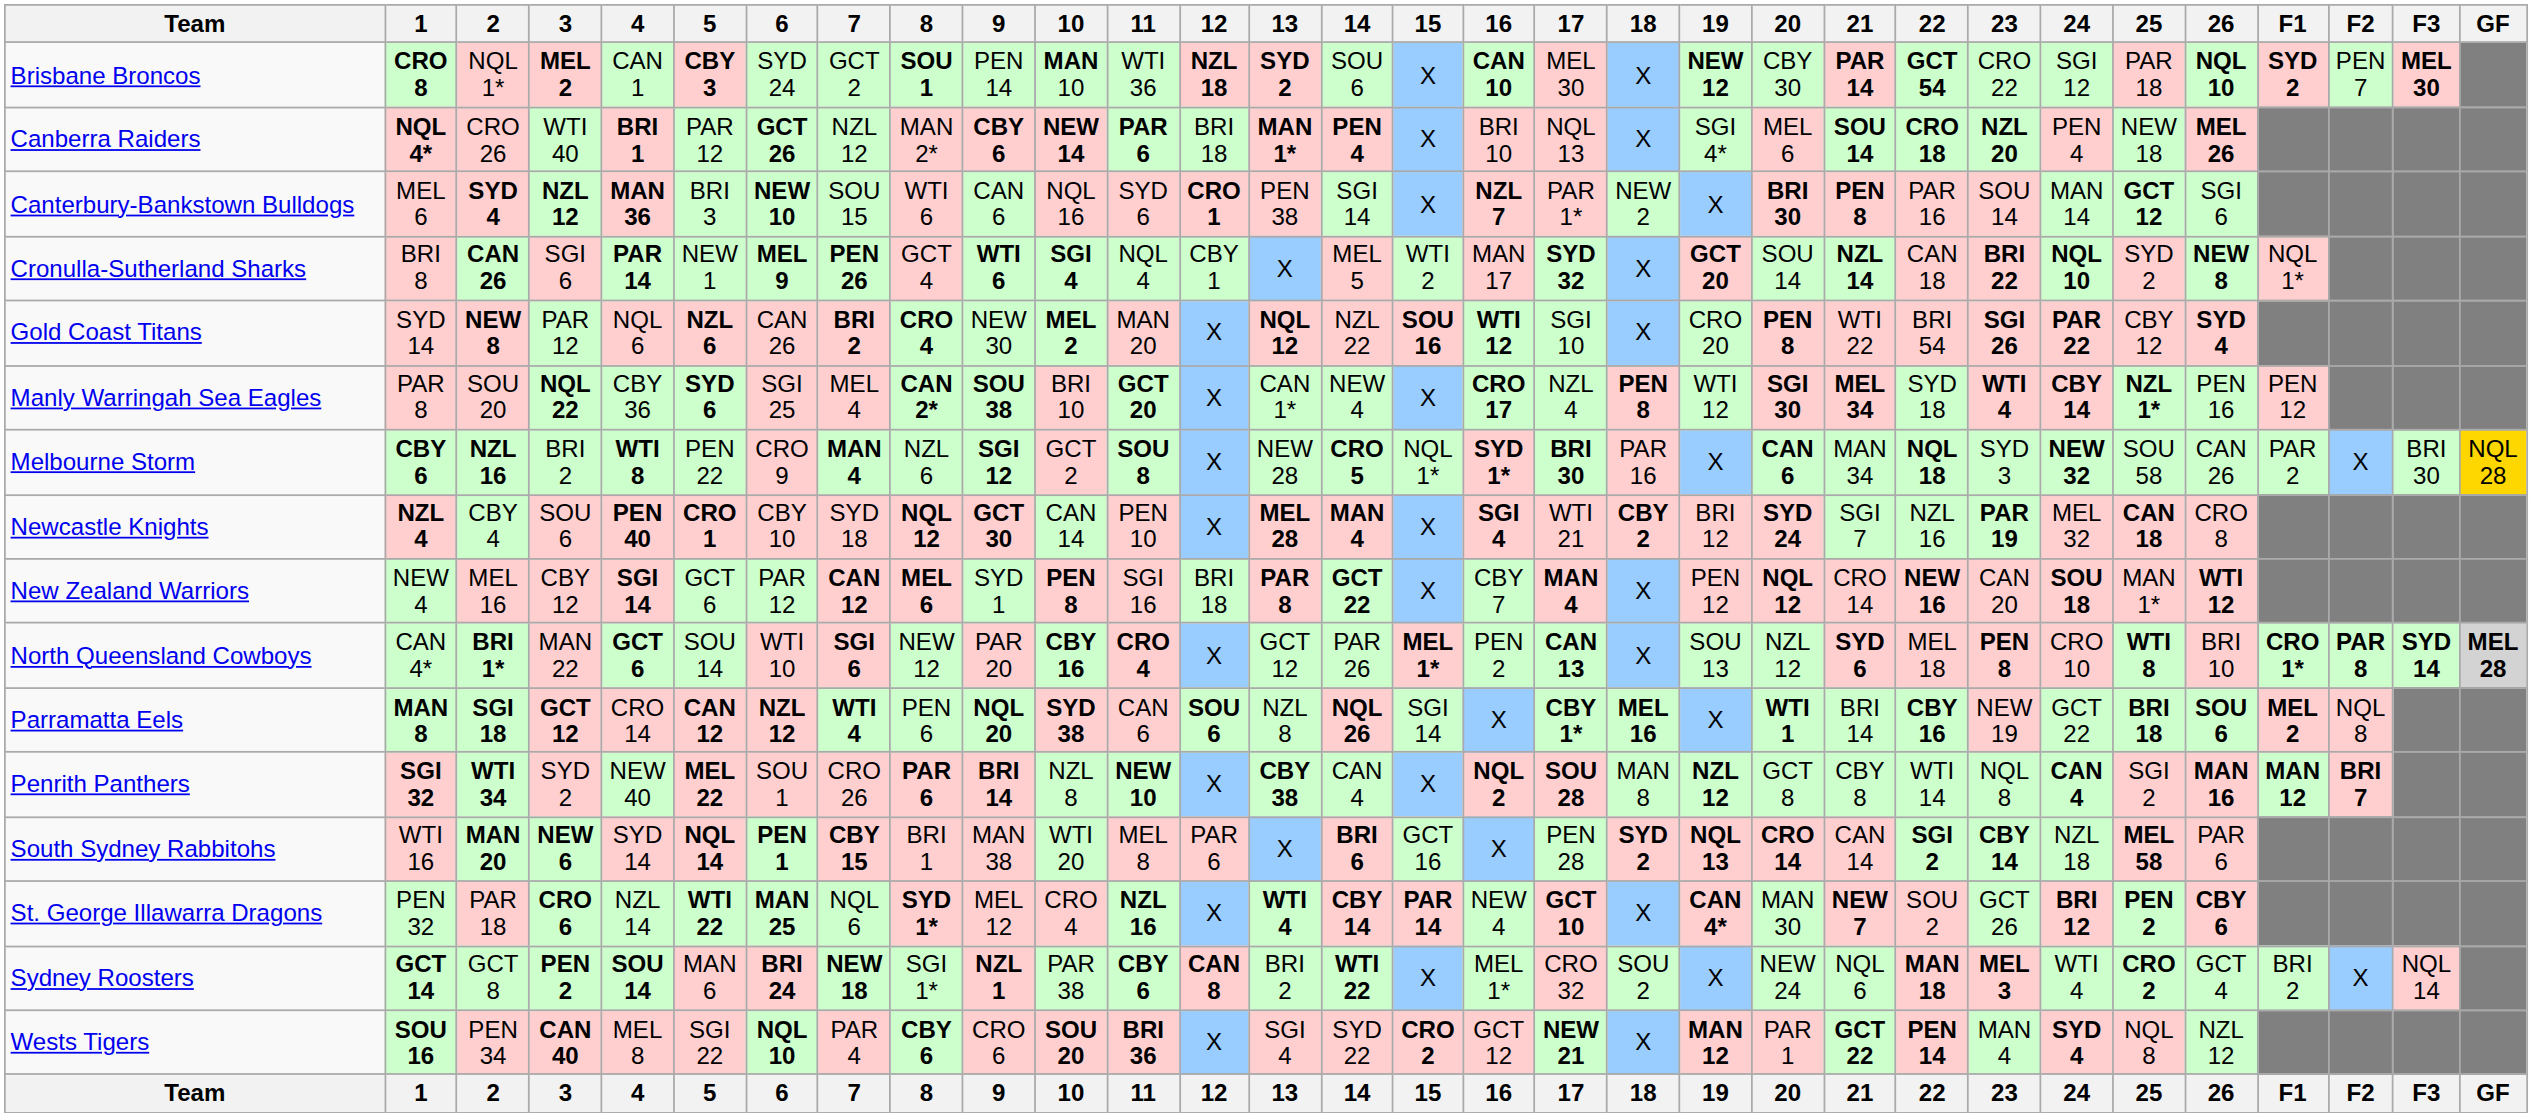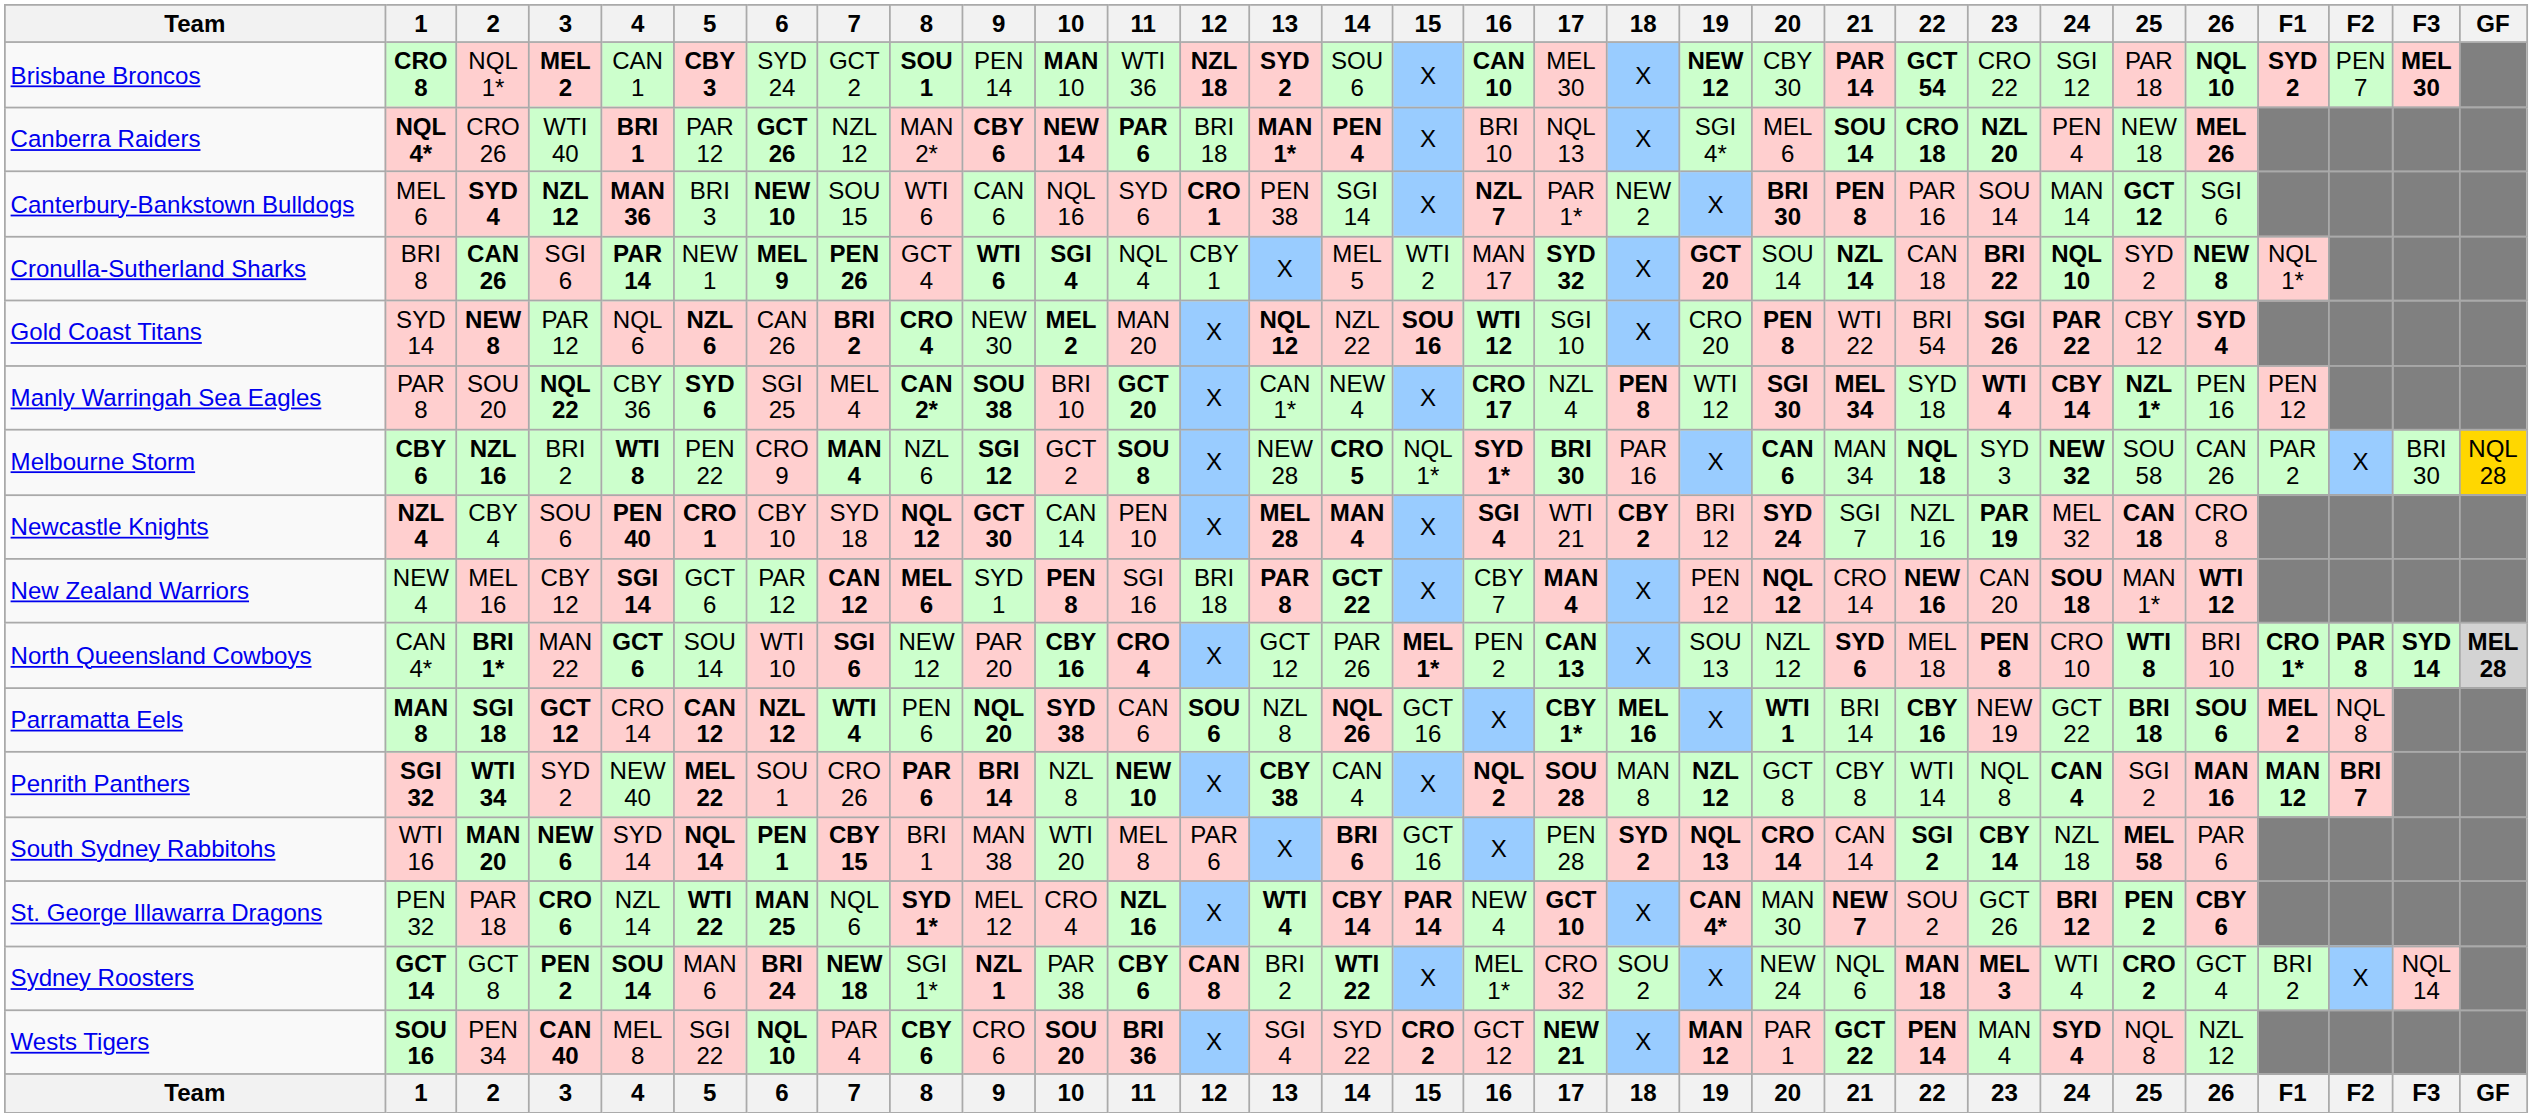(1428, 720) SGI 14 -> (1428, 720) GCT 16
